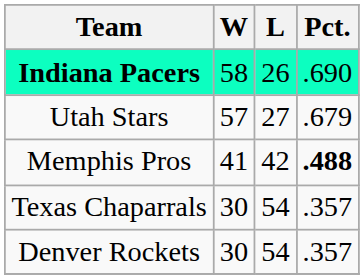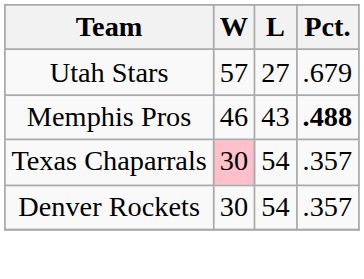- row: (109, 71)
(234, 161) 41 -> (234, 116) 46
(275, 161) 42 -> (275, 116) 43
(234, 206) no background -> (234, 161) pink background
